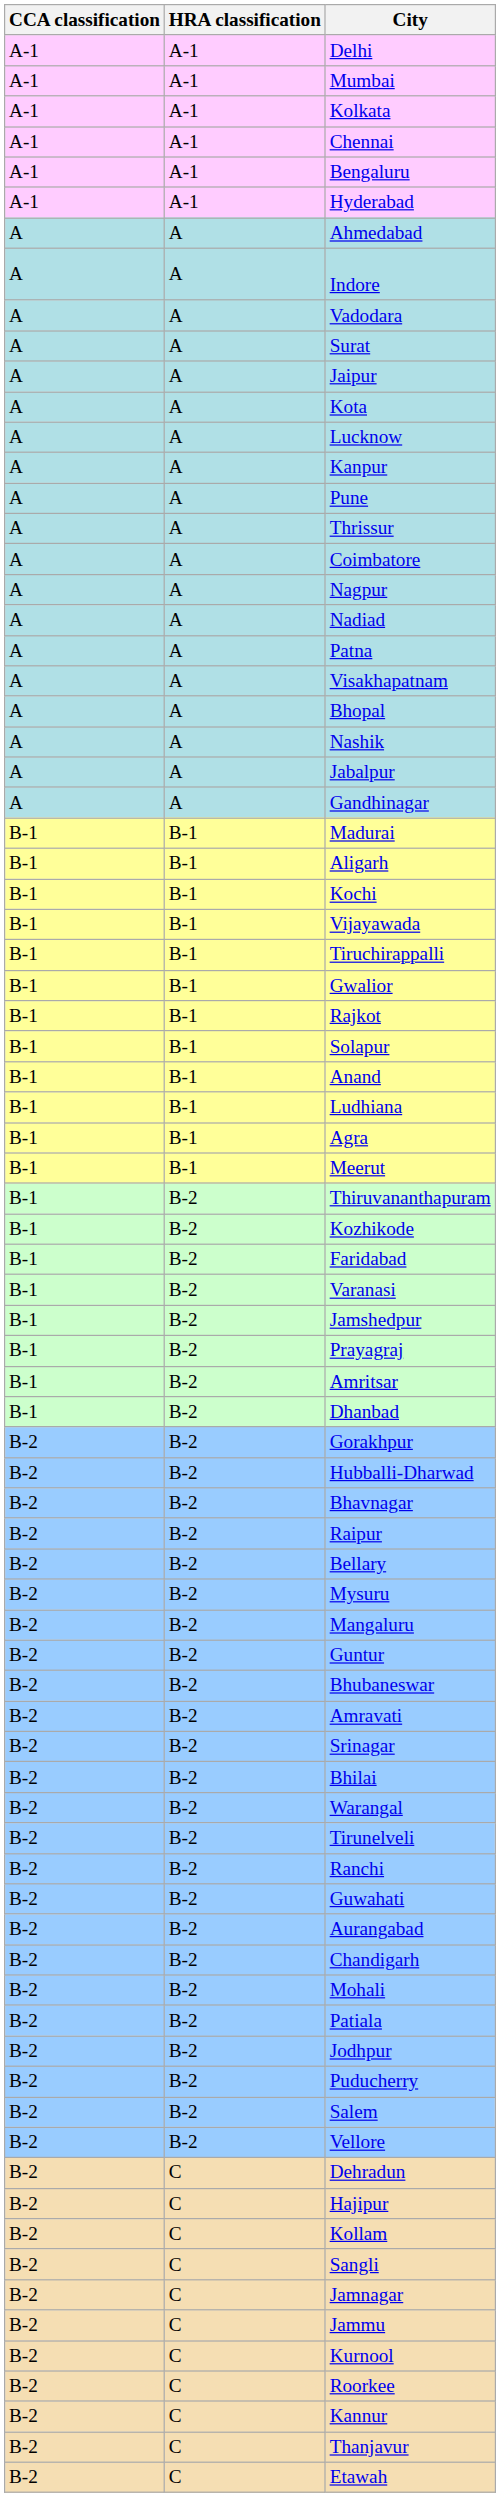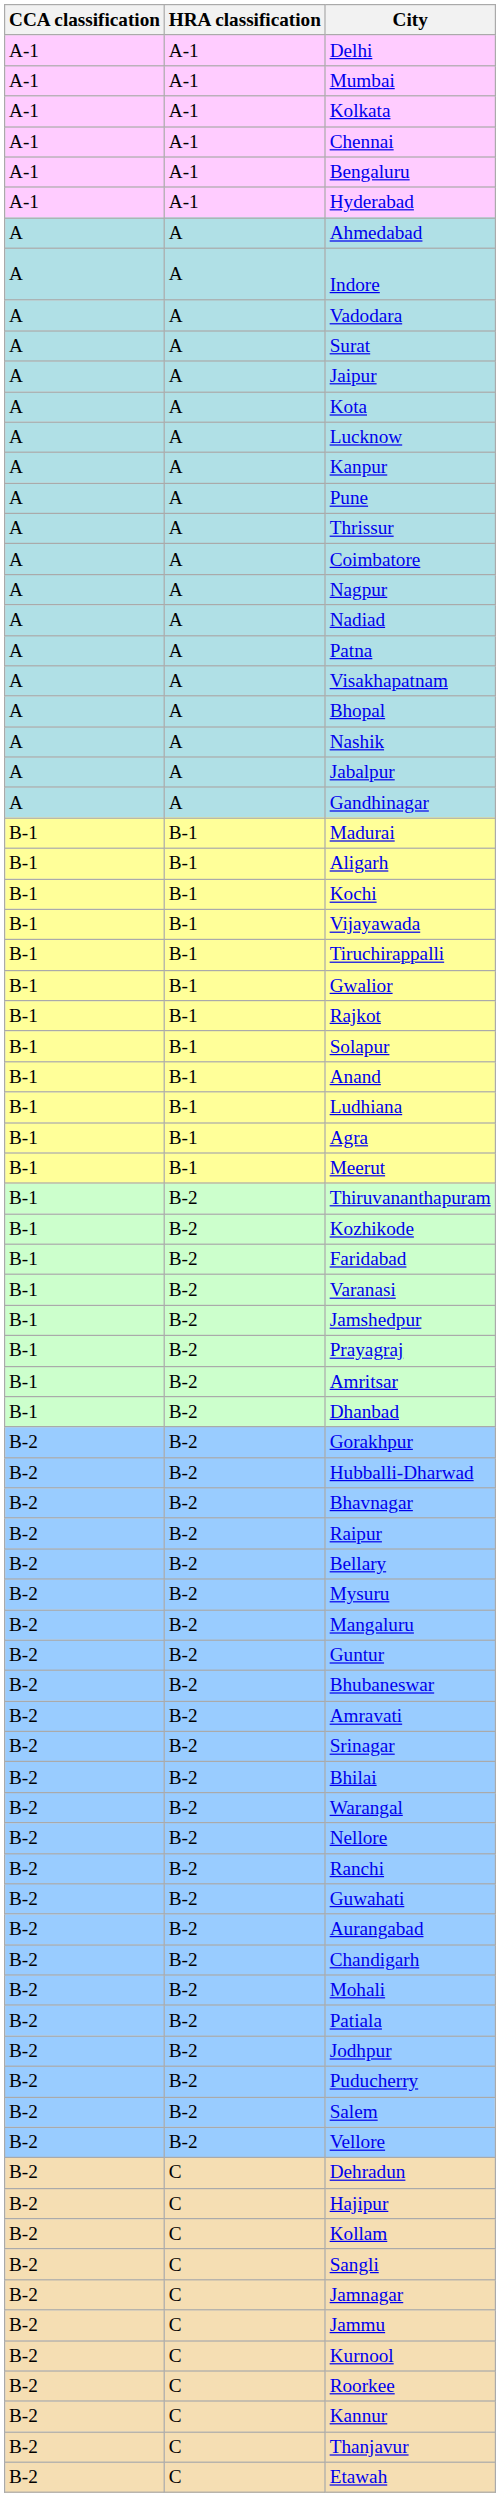- row: (372, 1837)
+ row: (358, 1837)
